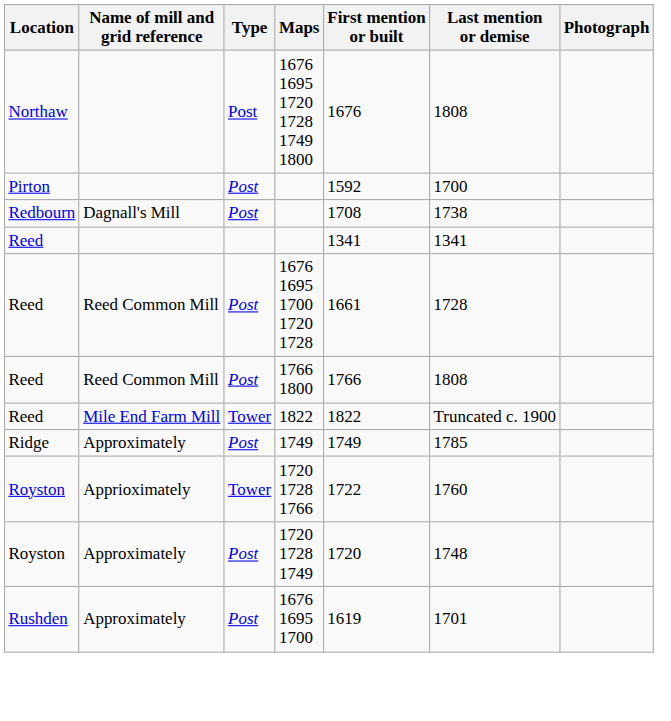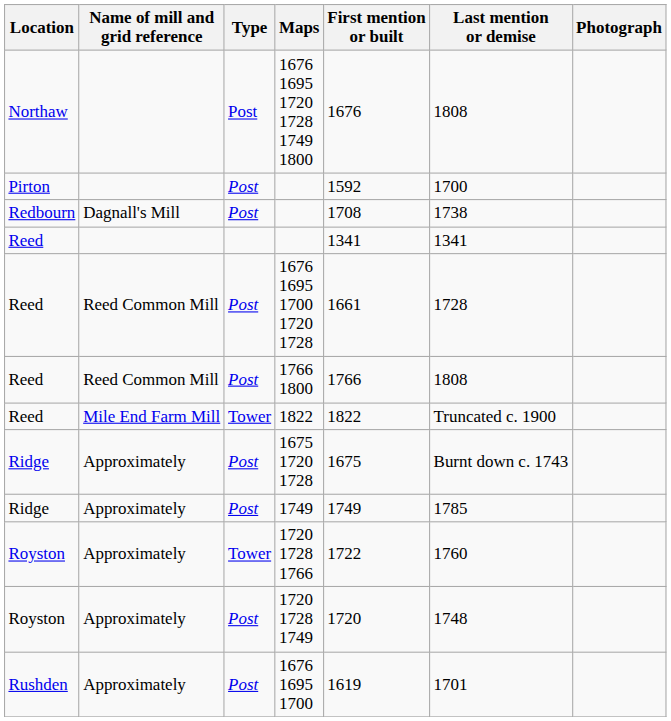+ row: (29, 462)
(137, 488) Apprioximately -> (134, 554) Approximately
